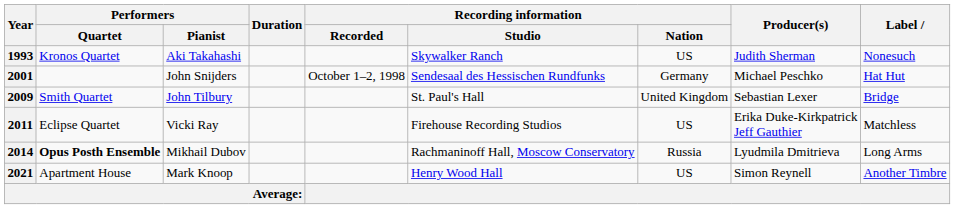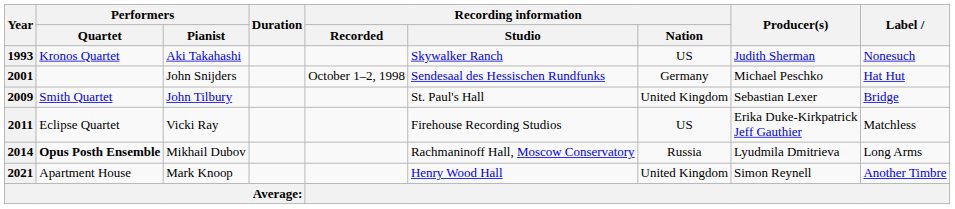(684, 173) US -> (684, 173) United Kingdom
